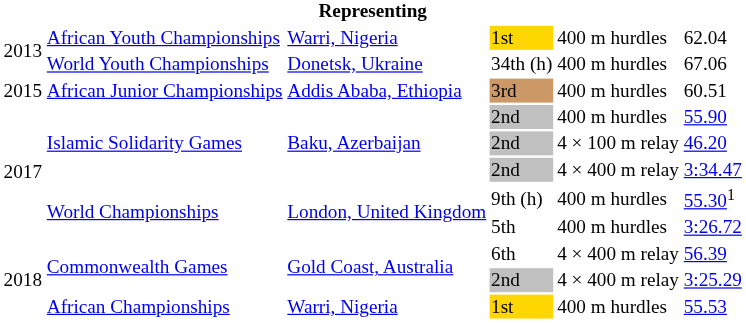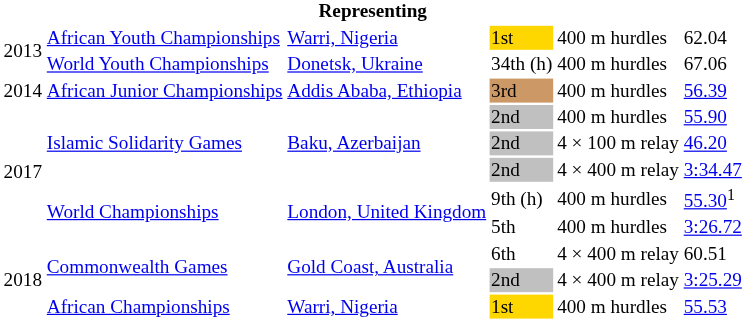(23, 90) 2015 -> (23, 90) 2014
(705, 90) 60.51 -> (705, 90) 56.39
(705, 254) 56.39 -> (705, 254) 60.51
